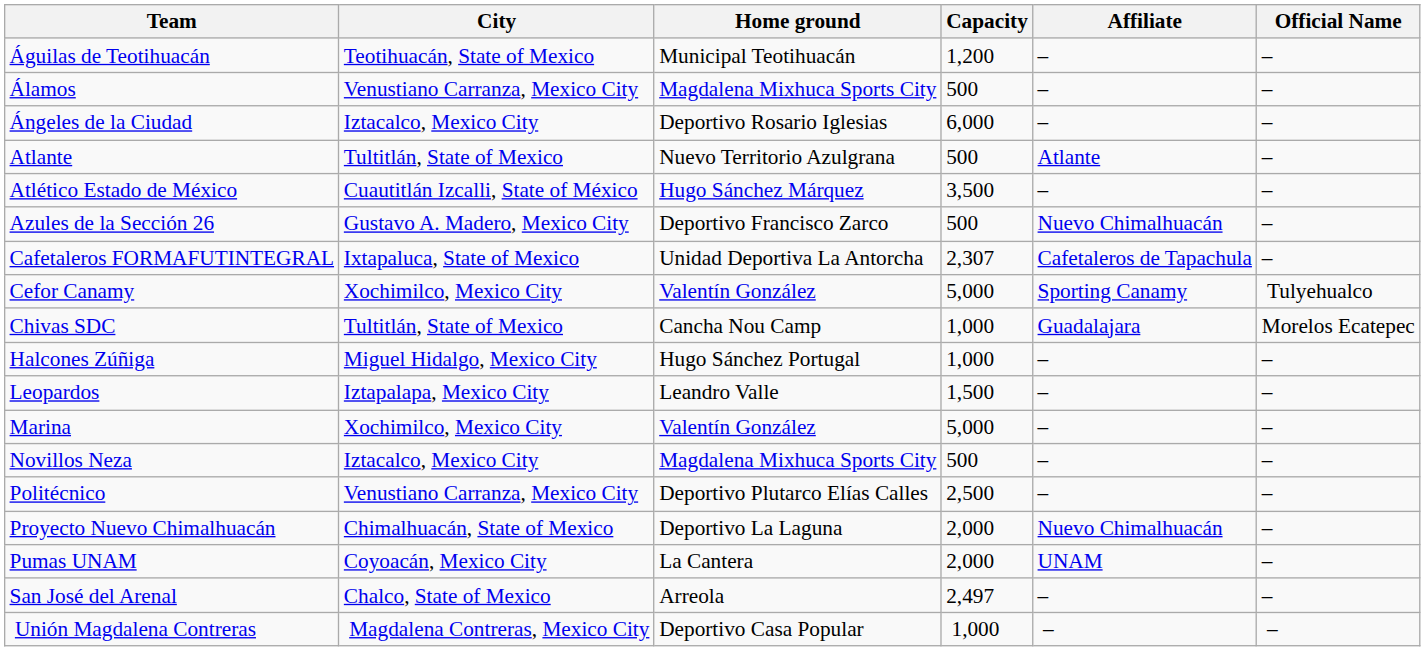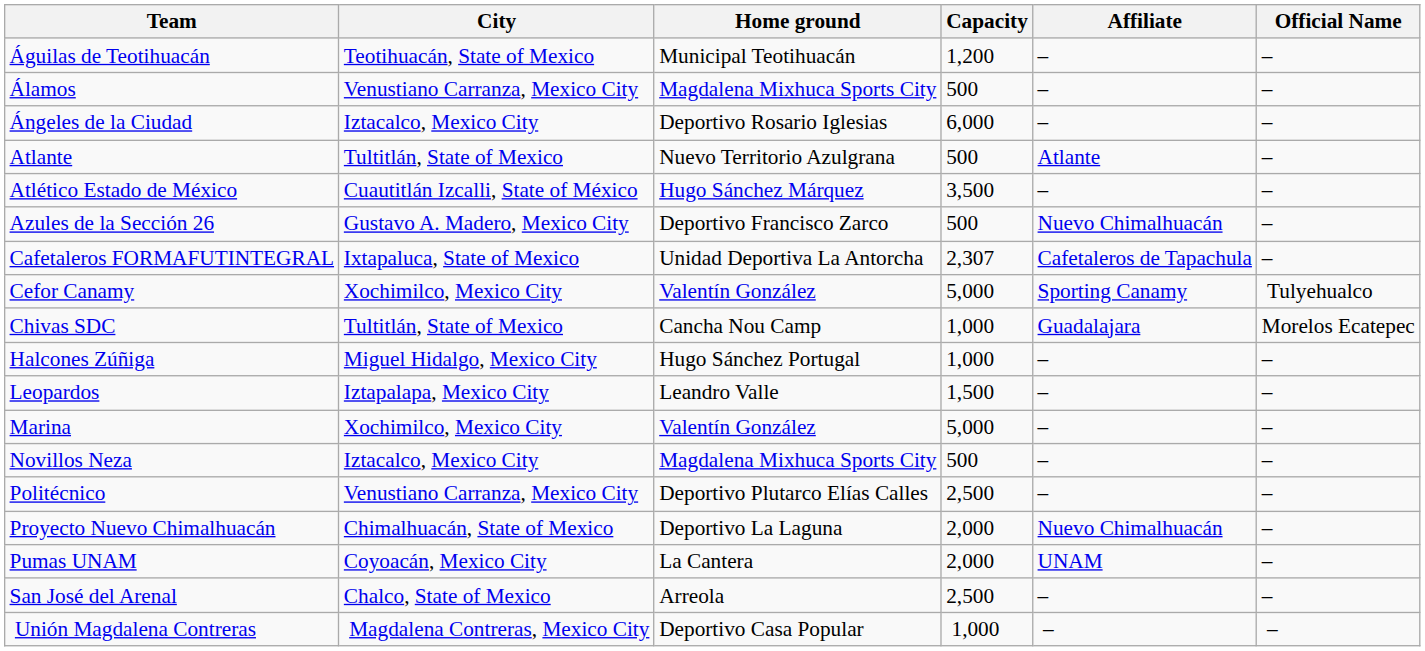(970, 595) 2,497 -> (970, 595) 2,500
